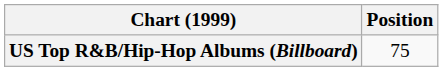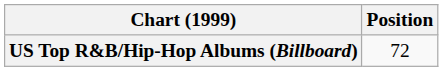(400, 50) 75 -> (400, 50) 72
